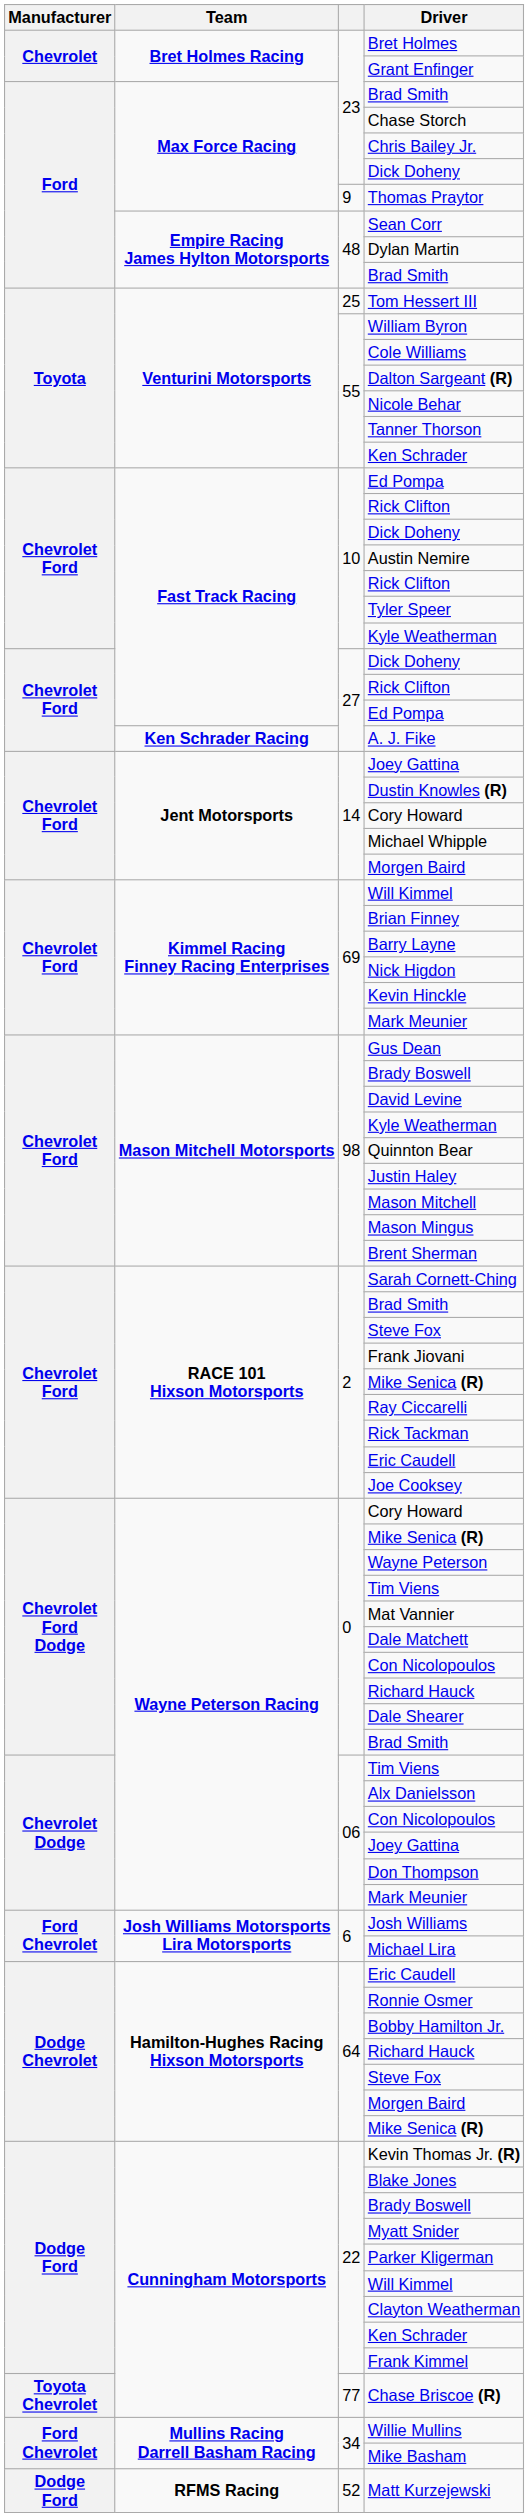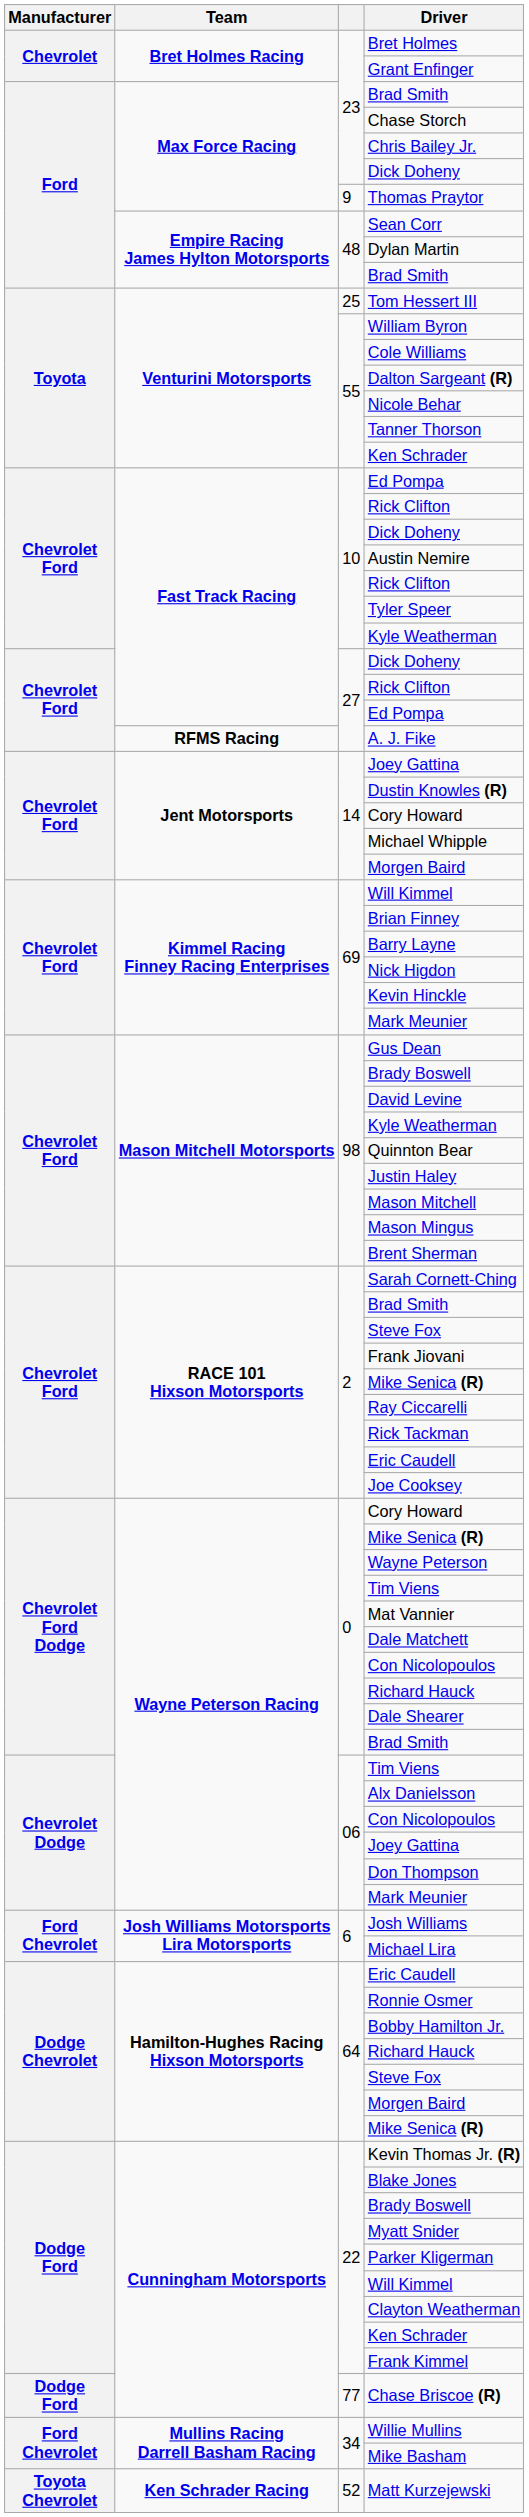(227, 739) Ken Schrader Racing -> (227, 739) RFMS Racing
(60, 2395) Toyota Chevrolet -> (60, 2395) Dodge Ford
(60, 2491) Dodge Ford -> (60, 2491) Toyota Chevrolet
(227, 2491) RFMS Racing -> (227, 2491) Ken Schrader Racing
